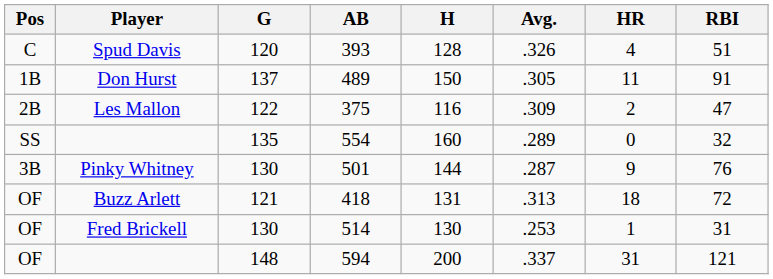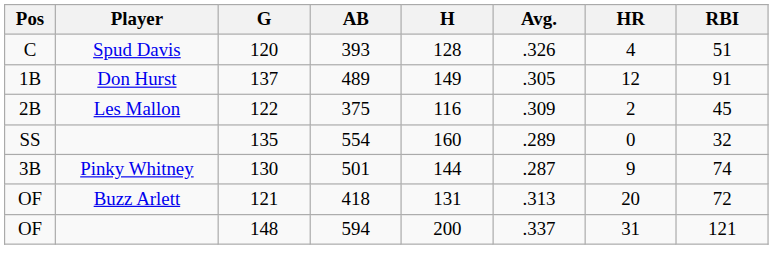(447, 79) 150 -> (447, 79) 149
(631, 79) 11 -> (631, 79) 12
(722, 109) 47 -> (722, 109) 45
(722, 169) 76 -> (722, 169) 74
(631, 199) 18 -> (631, 199) 20
- row: (356, 229)
